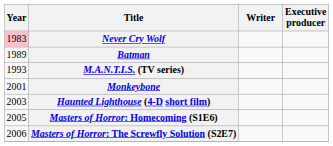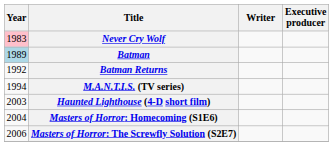(17, 54) no background -> (17, 54) lightblue background
+ row: (134, 70)
(17, 70) 1993 -> (17, 86) 1994
- row: (134, 86)
(17, 117) 2005 -> (17, 117) 2004
